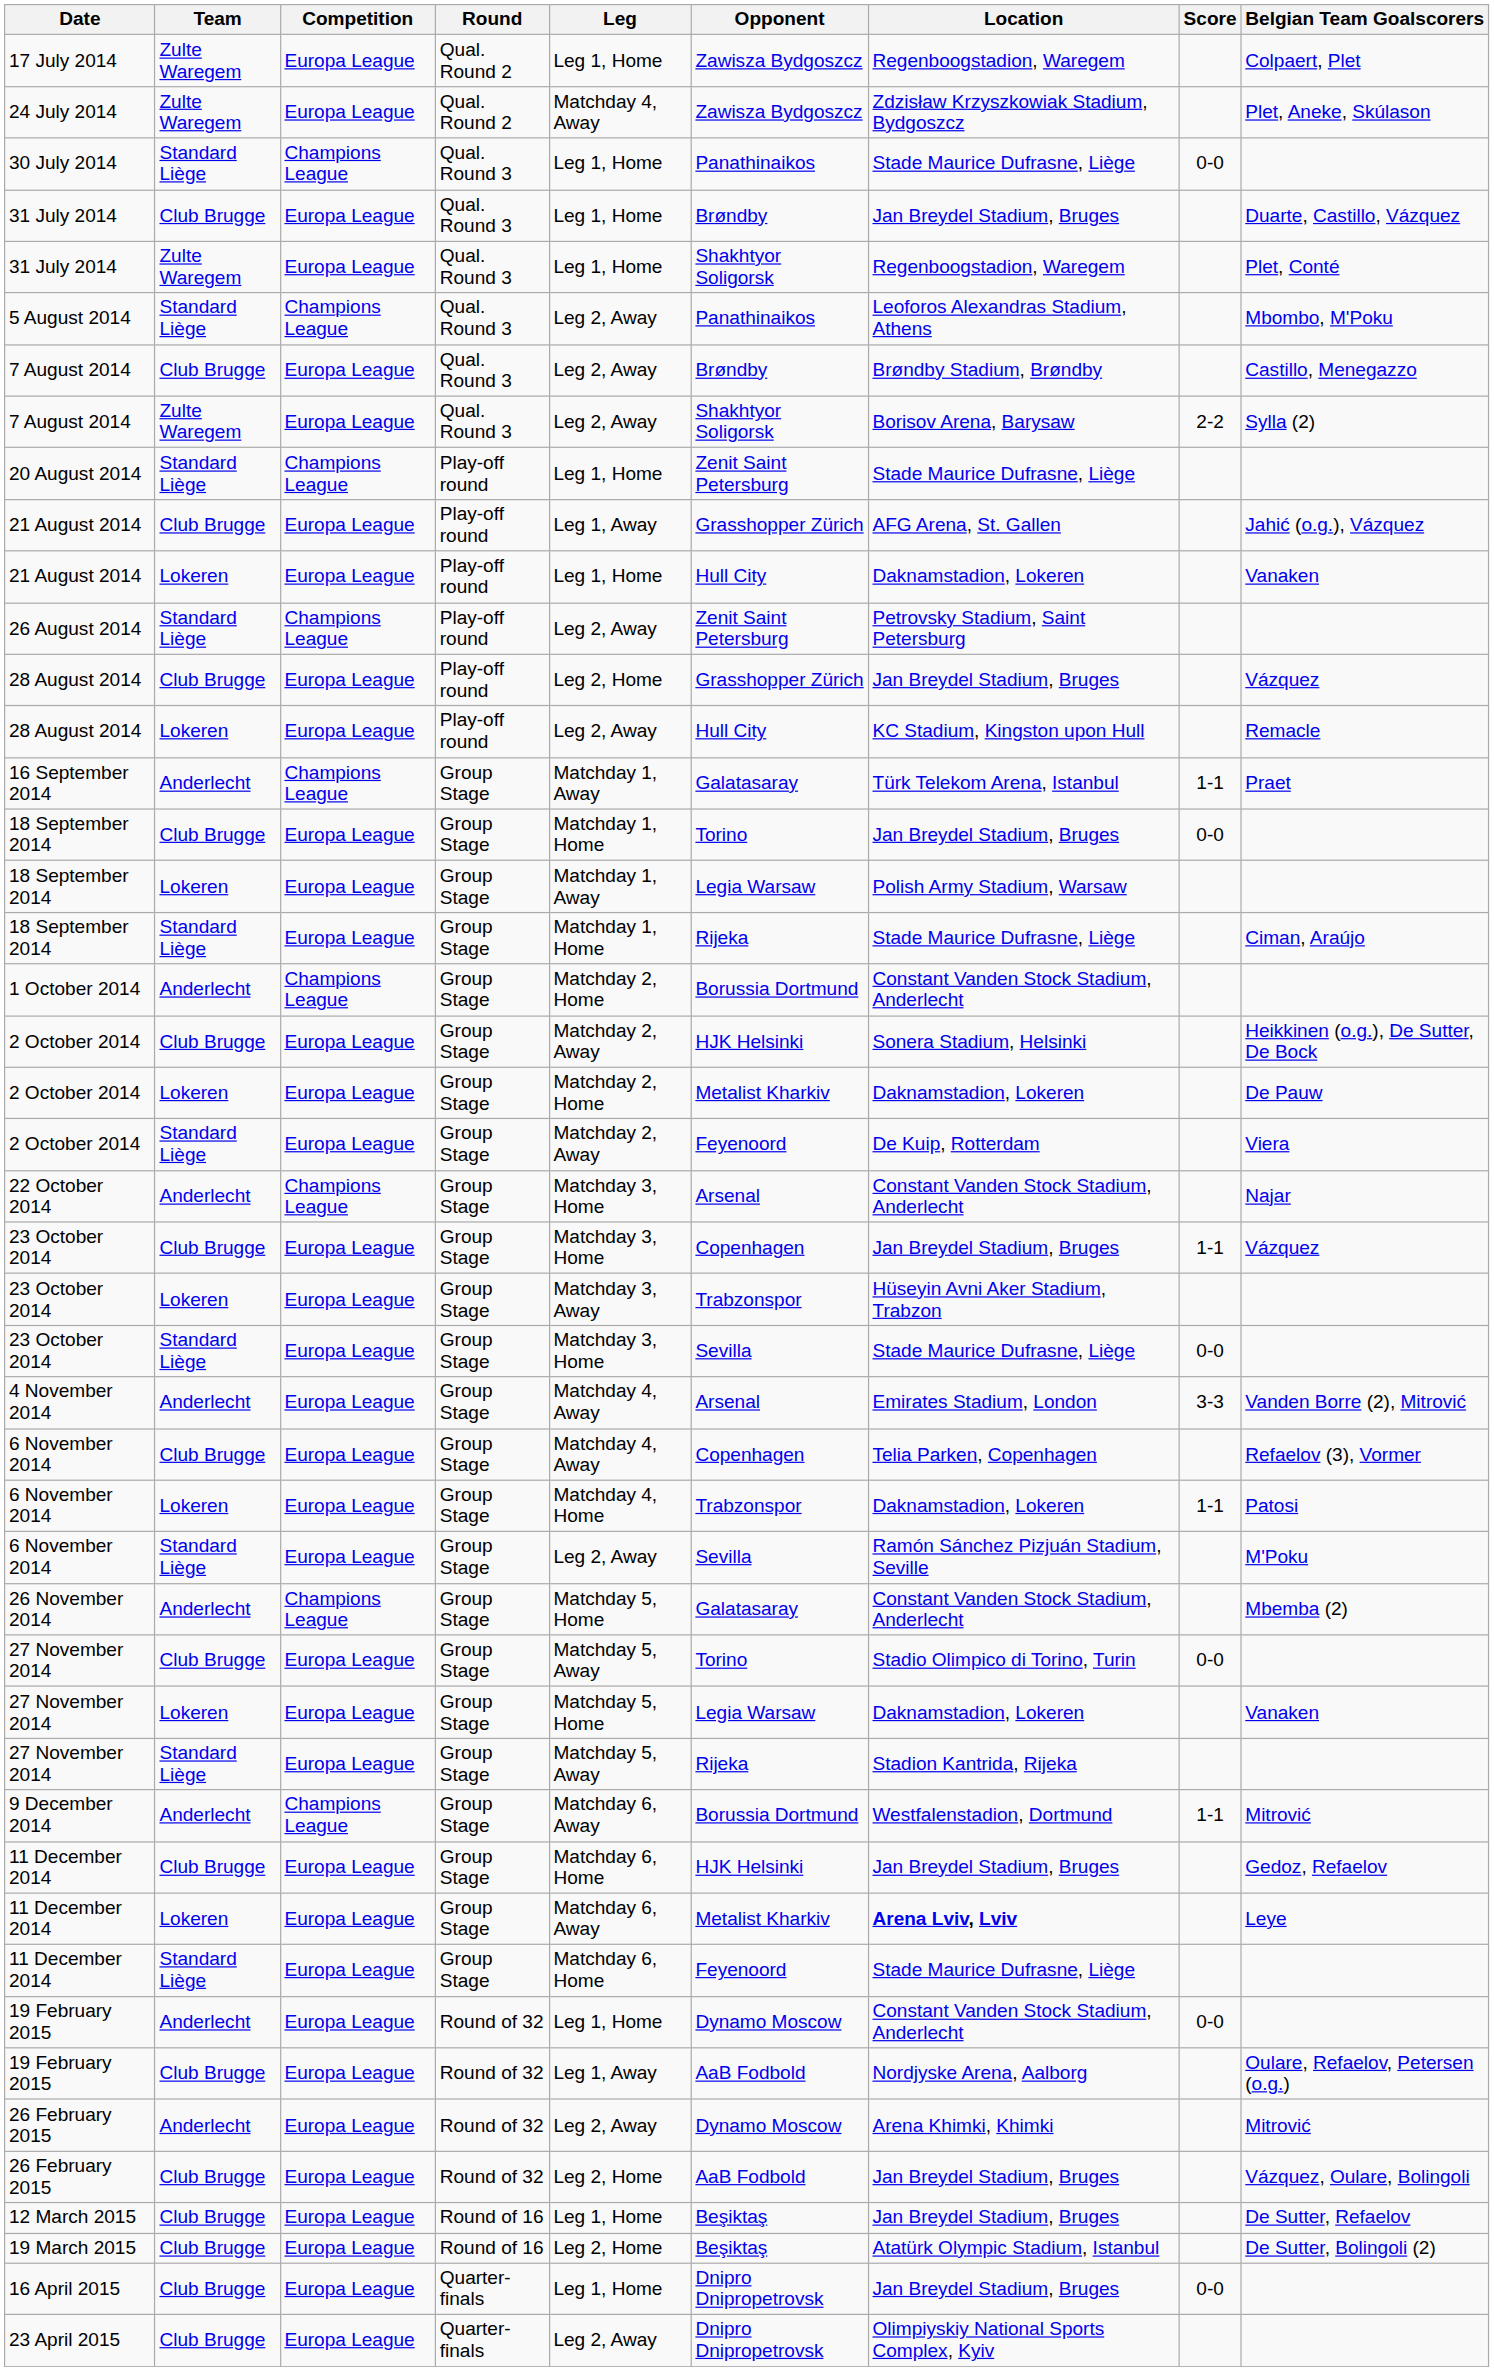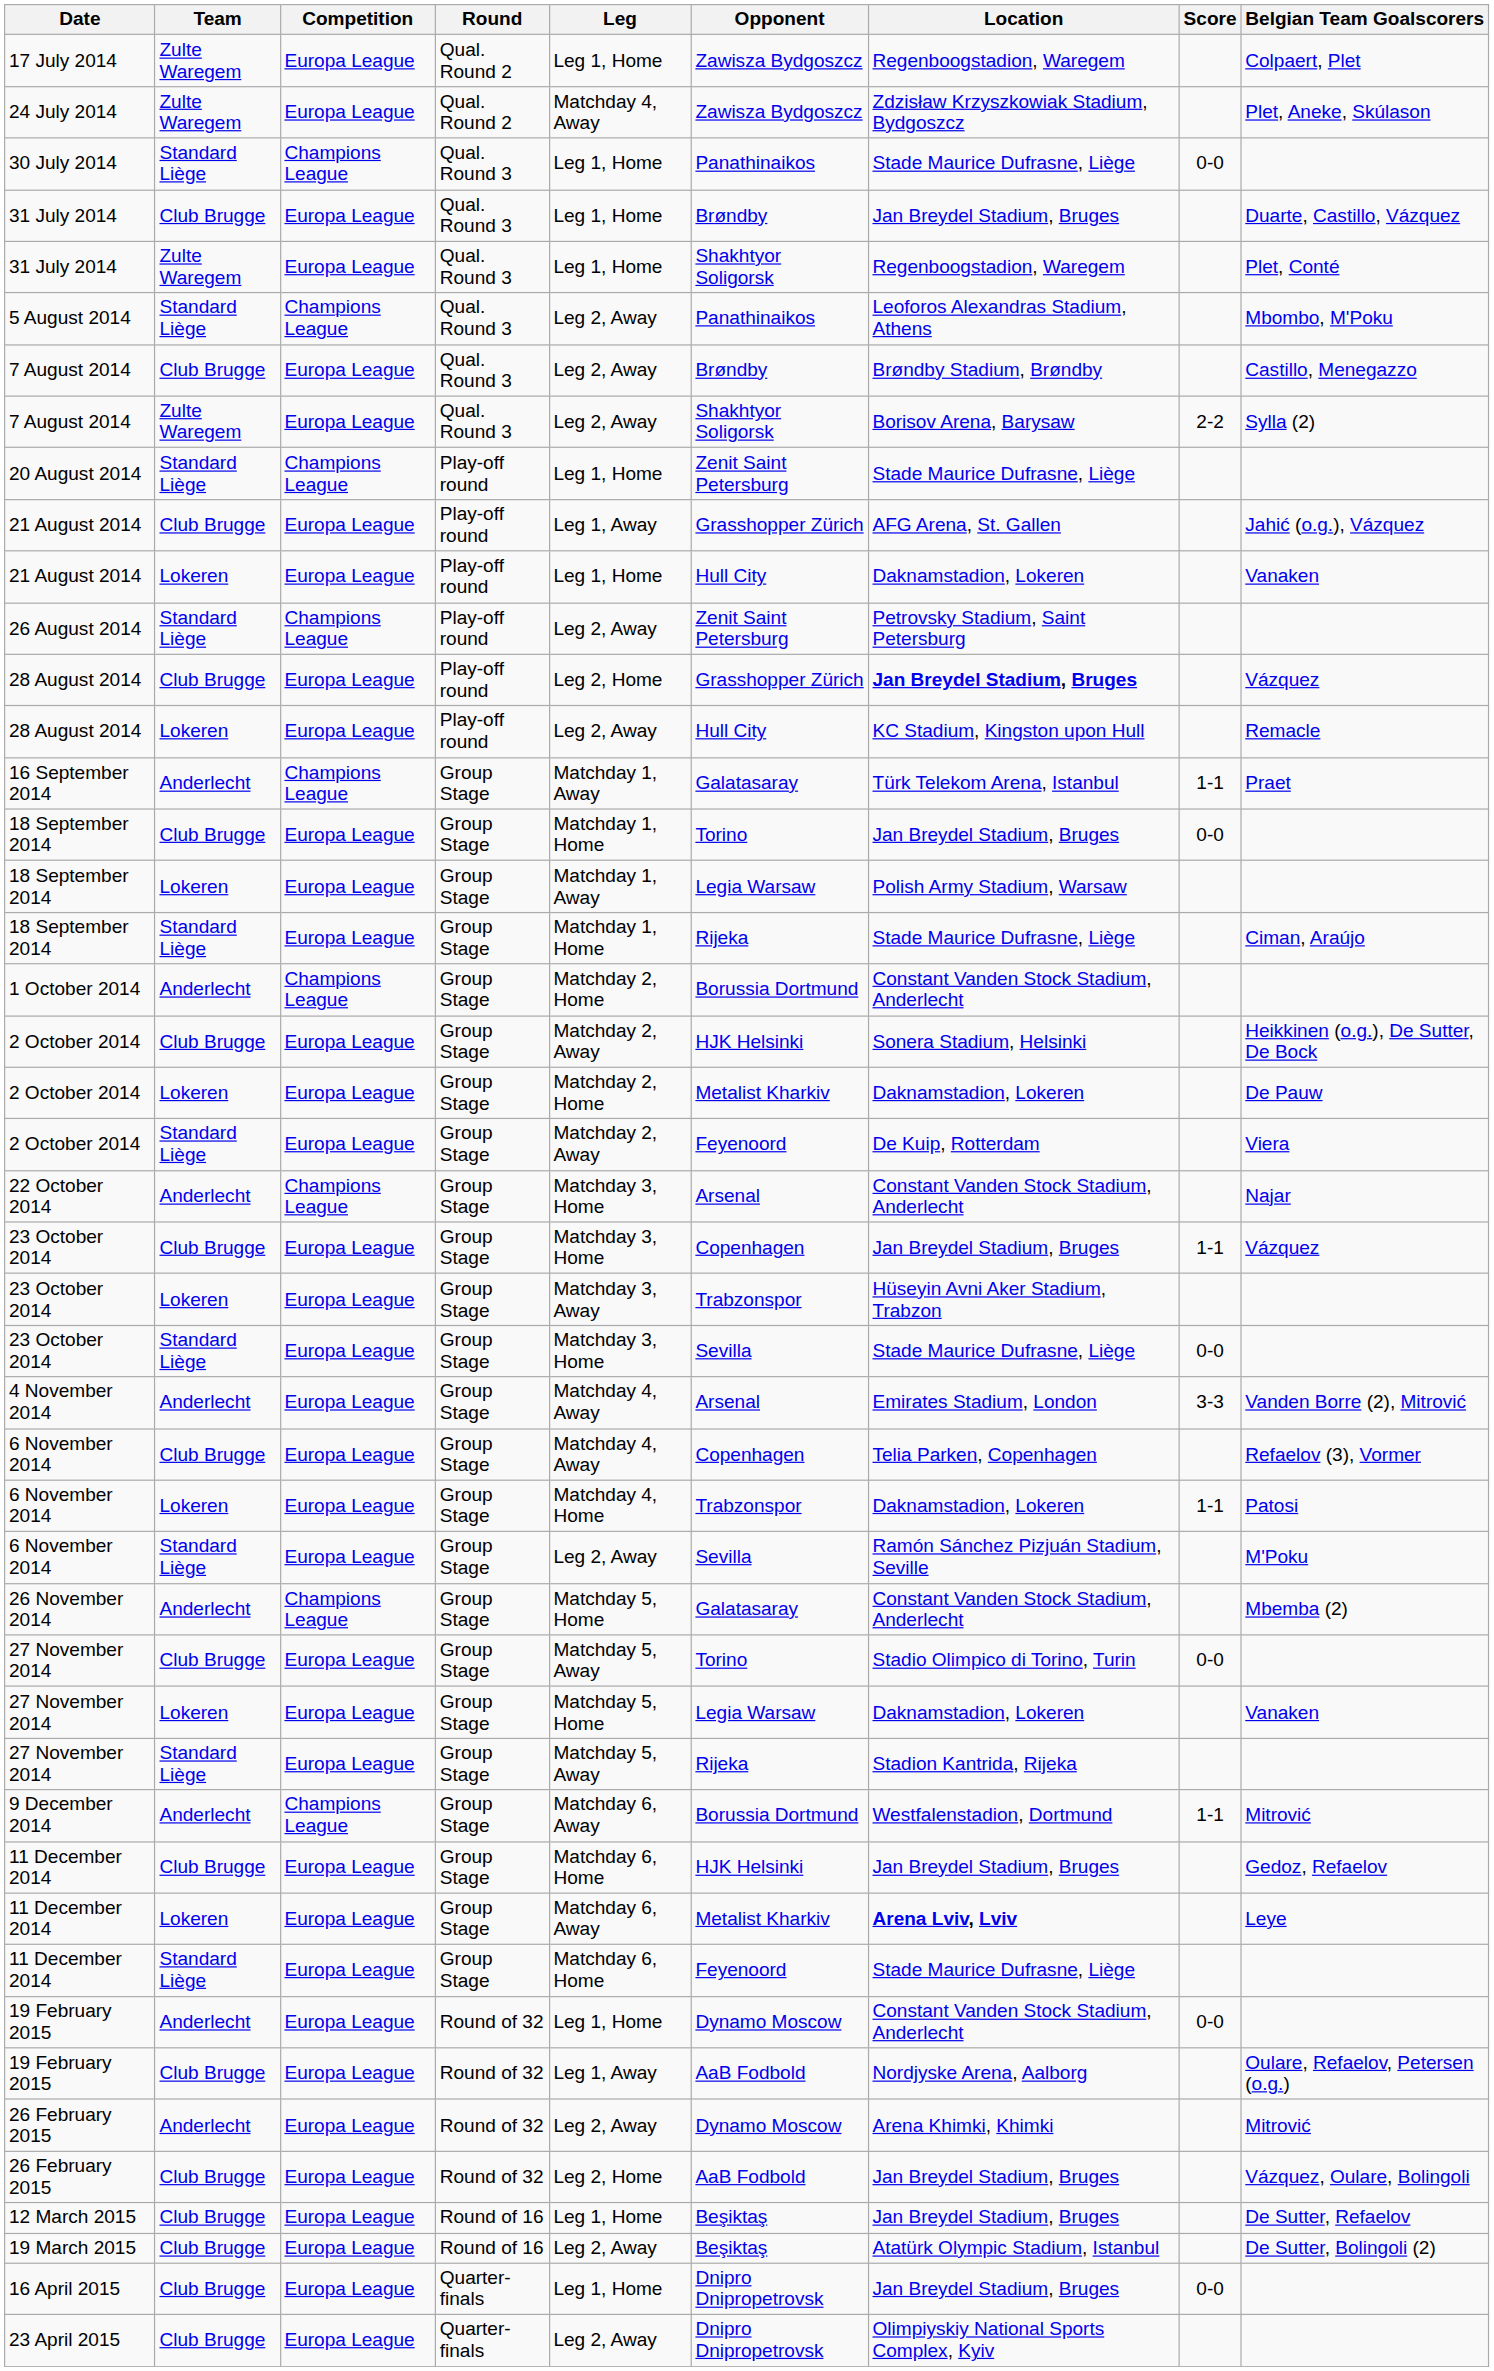(996, 679) normal -> (1005, 679) bold
(608, 2247) Leg 2, Home -> (605, 2247) Leg 2, Away
